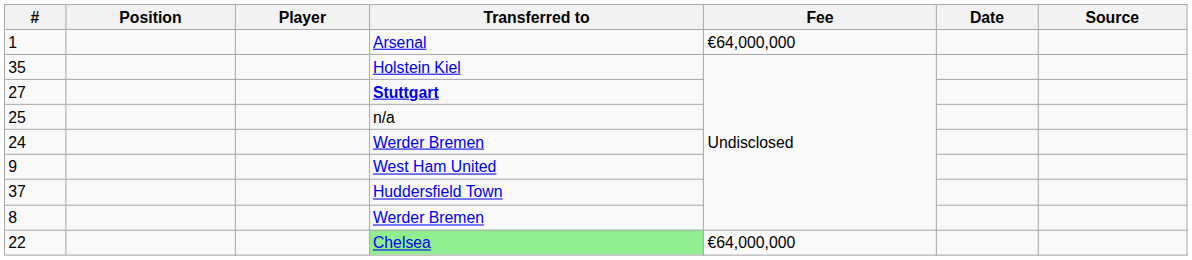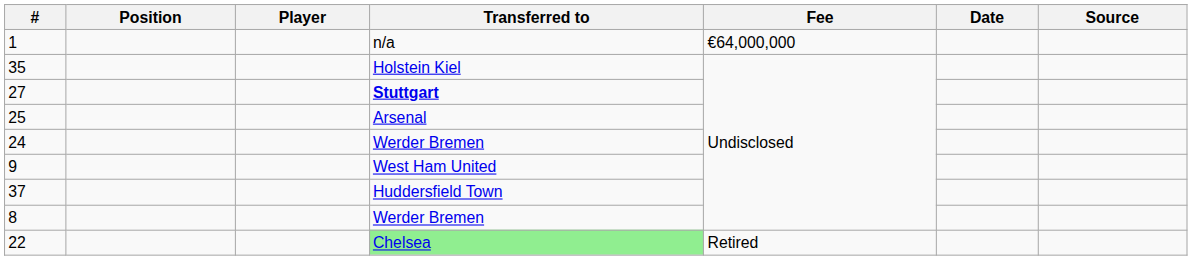(400, 42) Arsenal -> (384, 42) n/a
(384, 117) n/a -> (400, 117) Arsenal
(751, 242) €64,000,000 -> (733, 242) Retired
